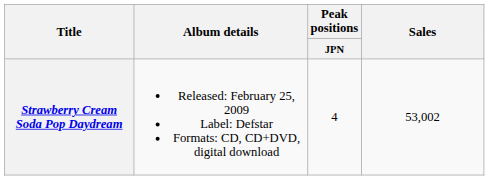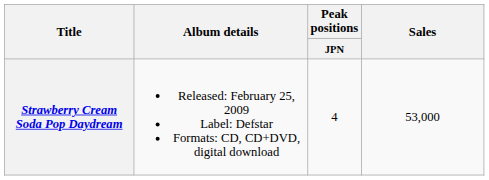(423, 117) 53,002 -> (423, 117) 53,000
